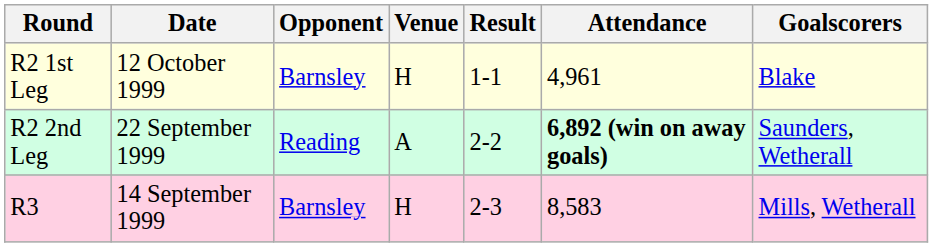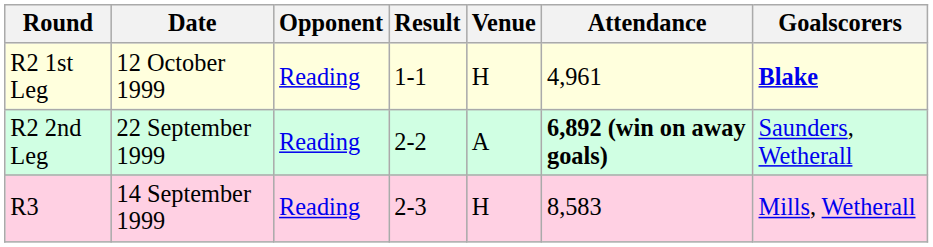columns swapped: (426, 23) <-> (503, 23)
(322, 76) Barnsley -> (320, 76) Reading
(787, 76) normal -> (788, 76) bold
(322, 207) Barnsley -> (320, 207) Reading
